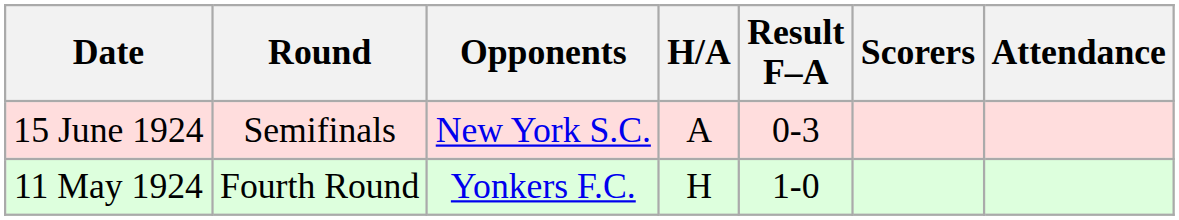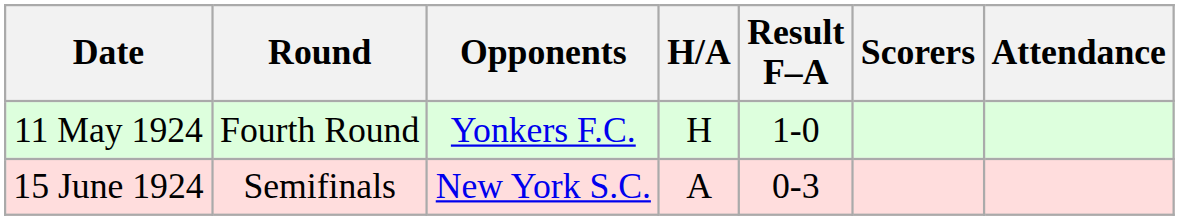rows swapped: (108, 186) <-> (108, 129)
